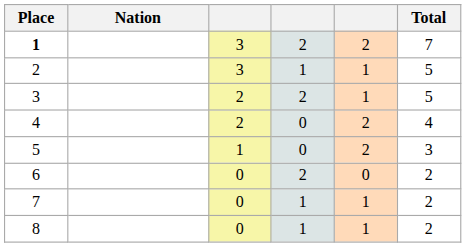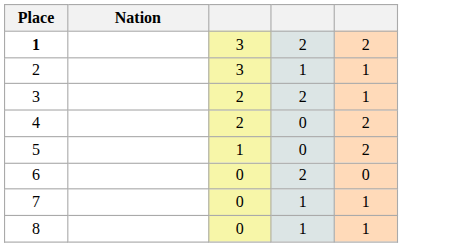- column: (429, 18)
